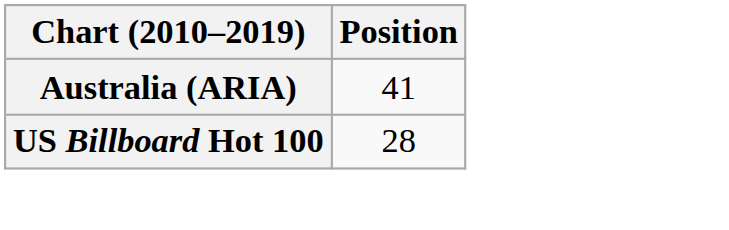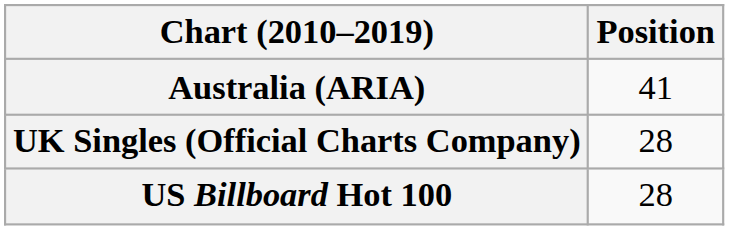+ row: (297, 140)
